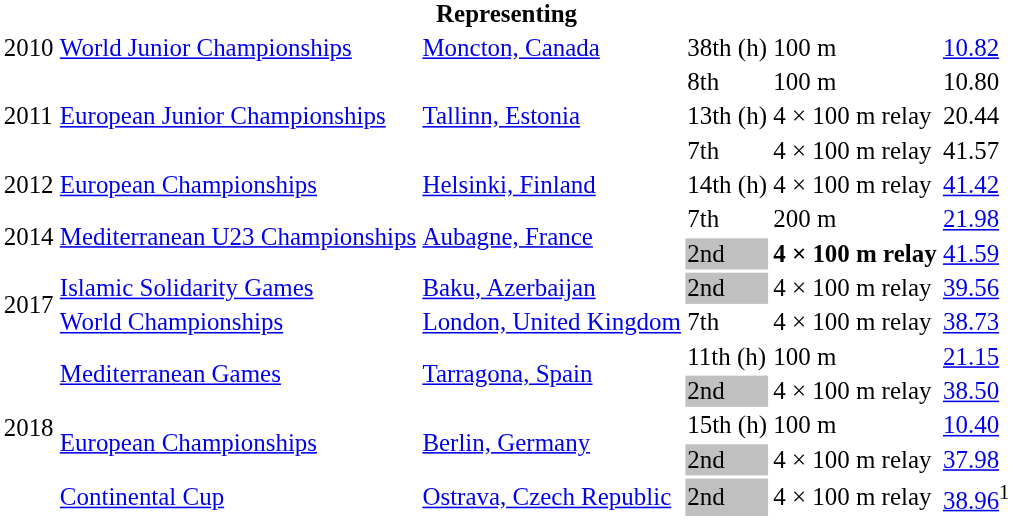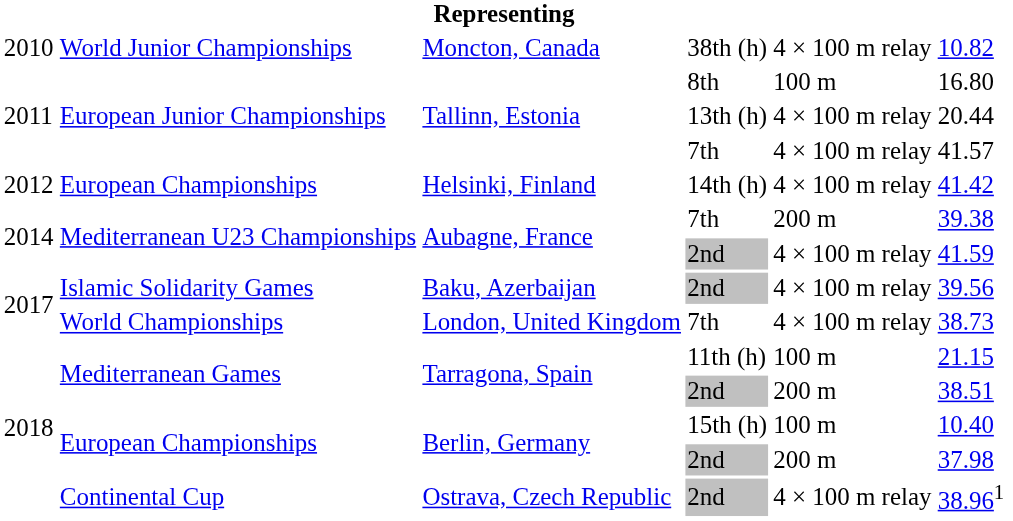(805, 47) 100 m -> (852, 47) 4 × 100 m relay
(971, 82) 10.80 -> (966, 82) 16.80
(971, 219) 21.98 -> (966, 219) 39.38
(855, 253) bold -> (852, 253) normal
(852, 390) 4 × 100 m relay -> (805, 390) 200 m
(971, 390) 38.50 -> (966, 390) 38.51
(852, 459) 4 × 100 m relay -> (805, 459) 200 m
